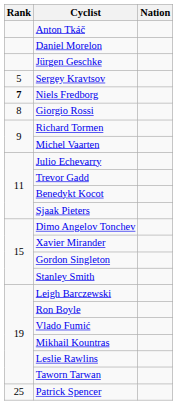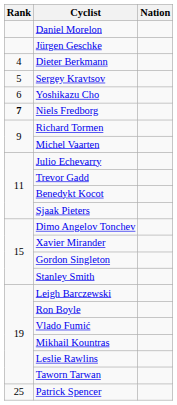- row: (60, 29)
+ row: (72, 62)
+ row: (67, 95)
- row: (65, 111)
